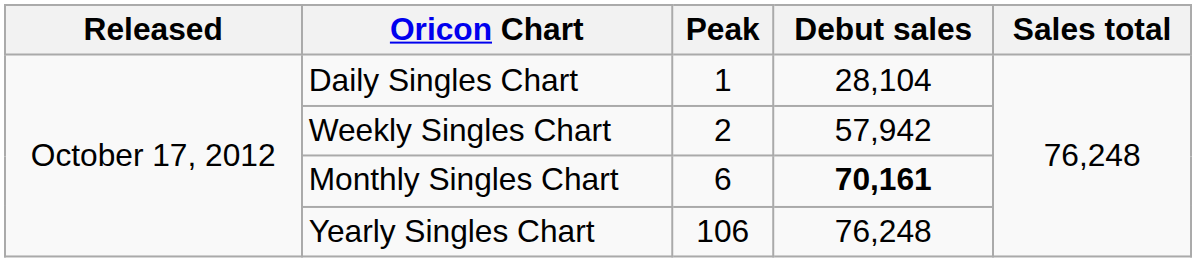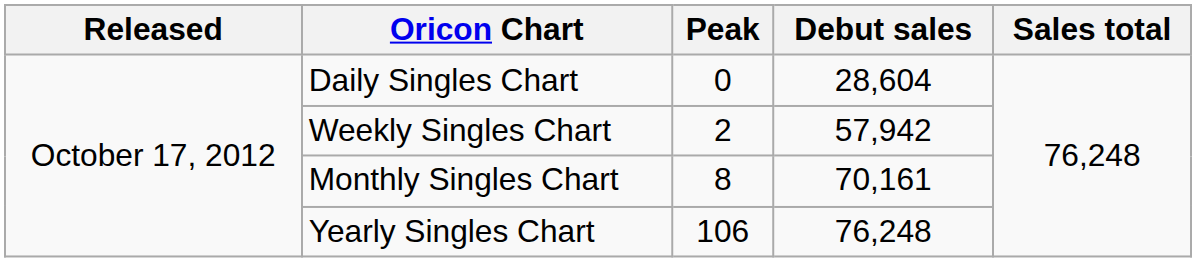(723, 79) 1 -> (723, 79) 0
(883, 79) 28,104 -> (883, 79) 28,604
(723, 180) 6 -> (723, 180) 8
(883, 180) bold -> (883, 180) normal
